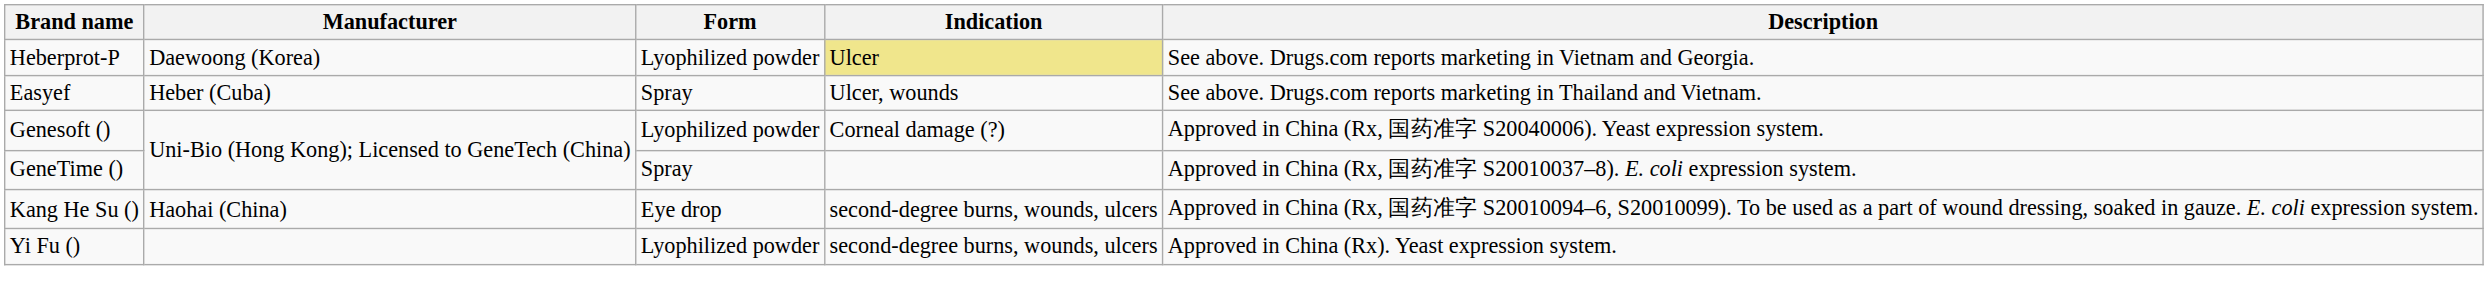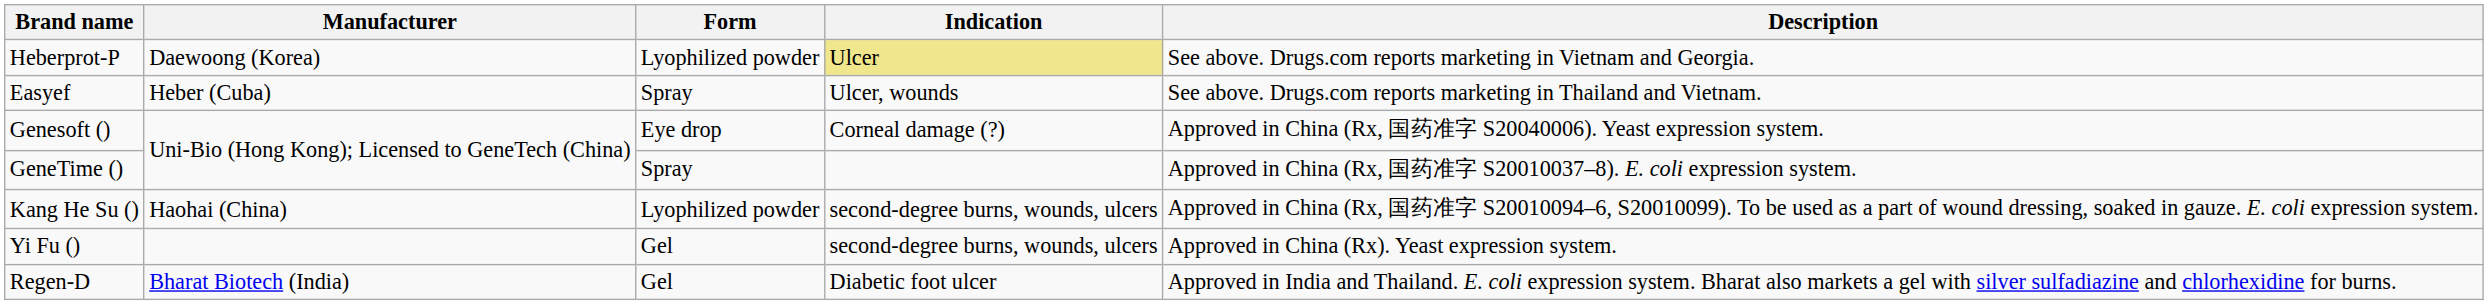(730, 130) Lyophilized powder -> (681, 130) Eye drop
(681, 208) Eye drop -> (730, 208) Lyophilized powder
(730, 246) Lyophilized powder -> (657, 246) Gel
+ row: (50, 281)
